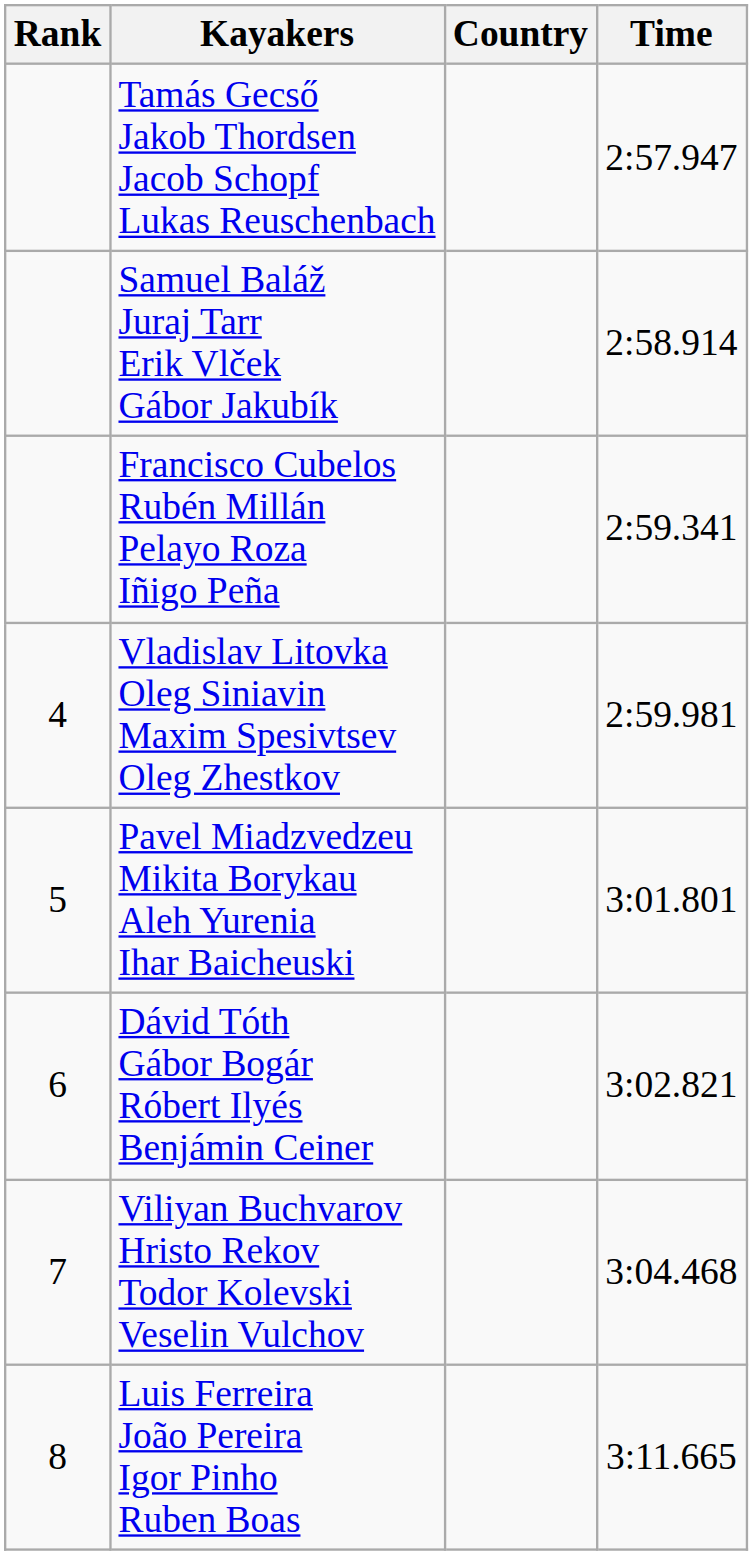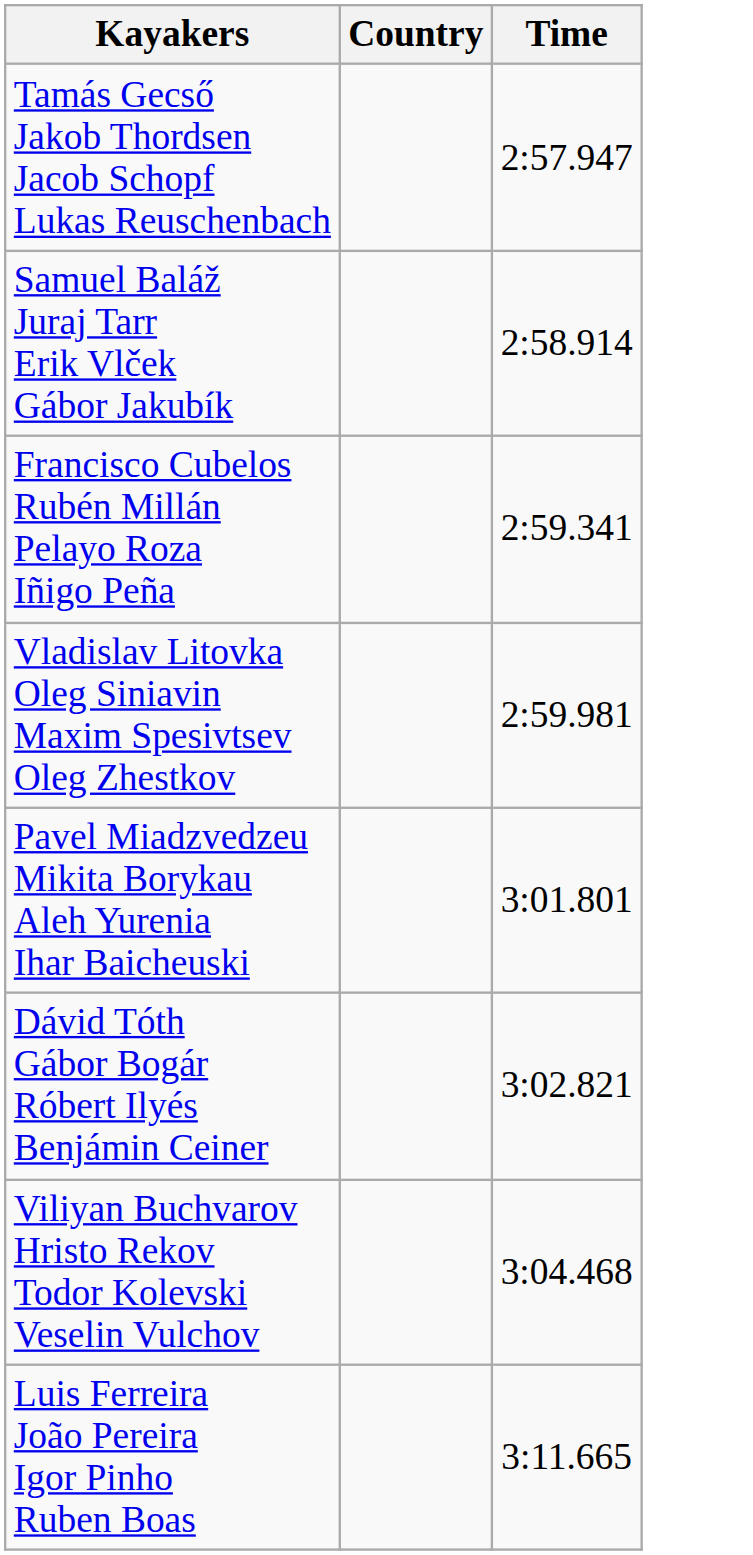- column: (58, 34)
